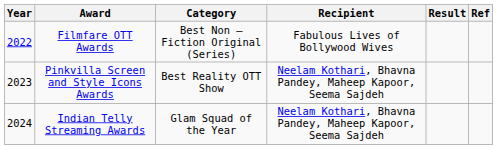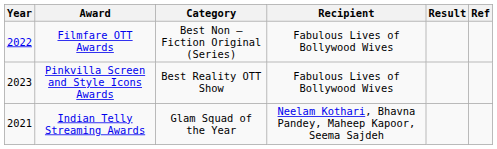(346, 83) Neelam Kothari, Bhavna Pandey, Maheep Kapoor, Seema Sajdeh -> (346, 83) Fabulous Lives of Bollywood Wives
(19, 124) 2024 -> (19, 124) 2021
